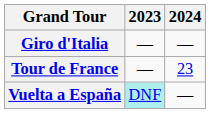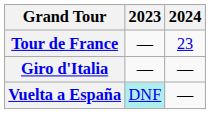rows swapped: (65, 43) <-> (65, 69)
